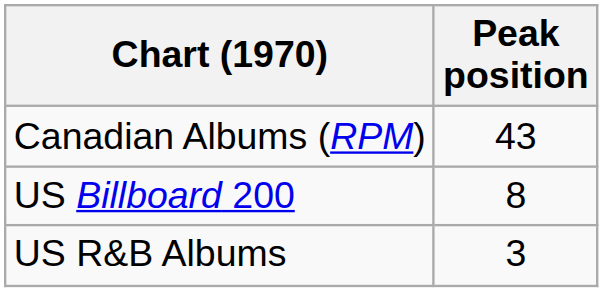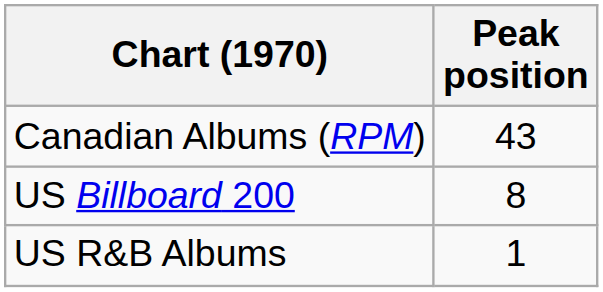(516, 254) 3 -> (516, 254) 1
